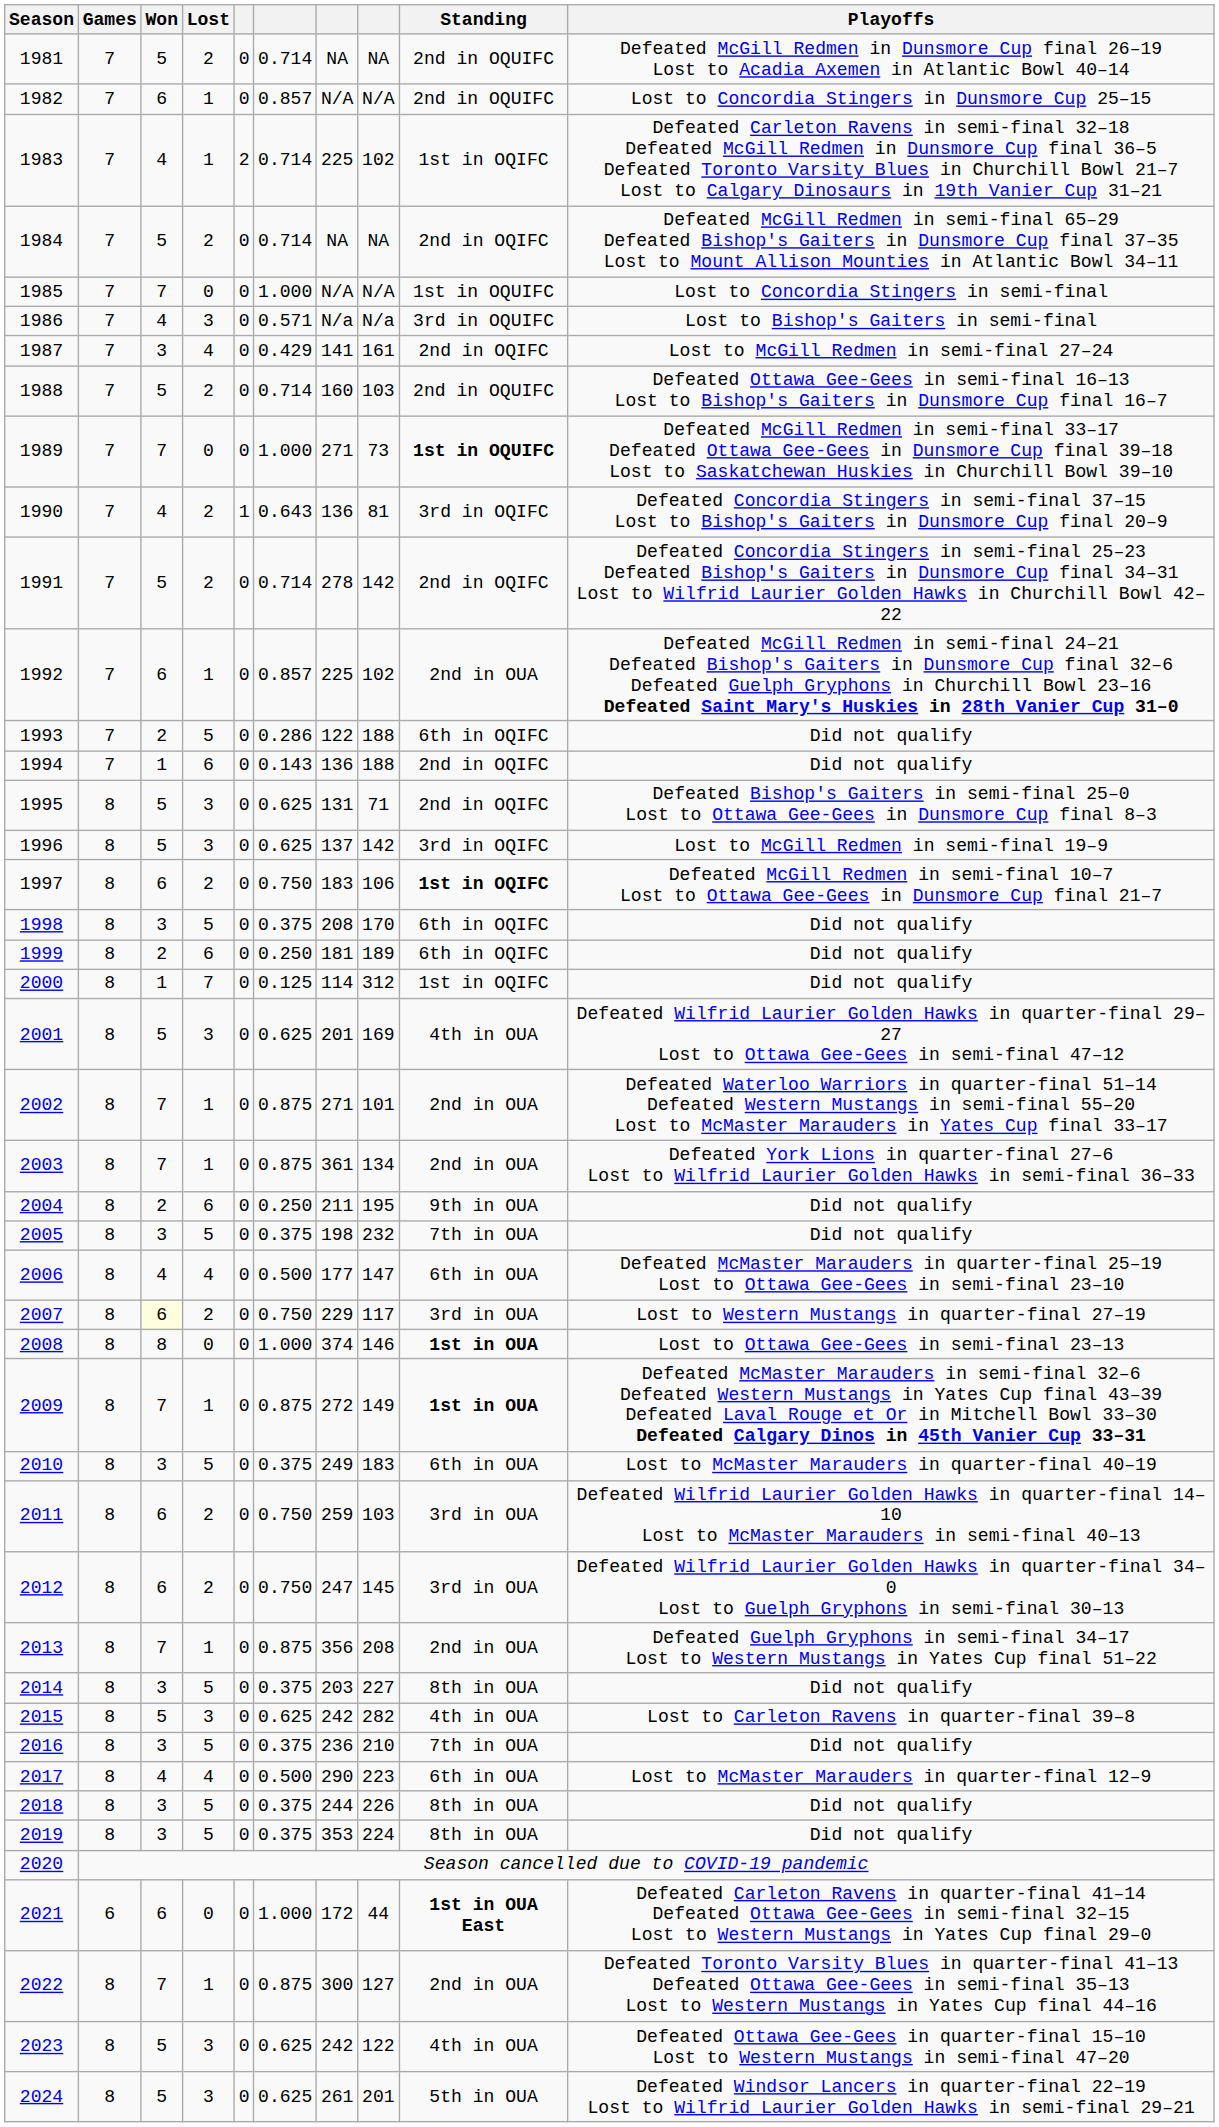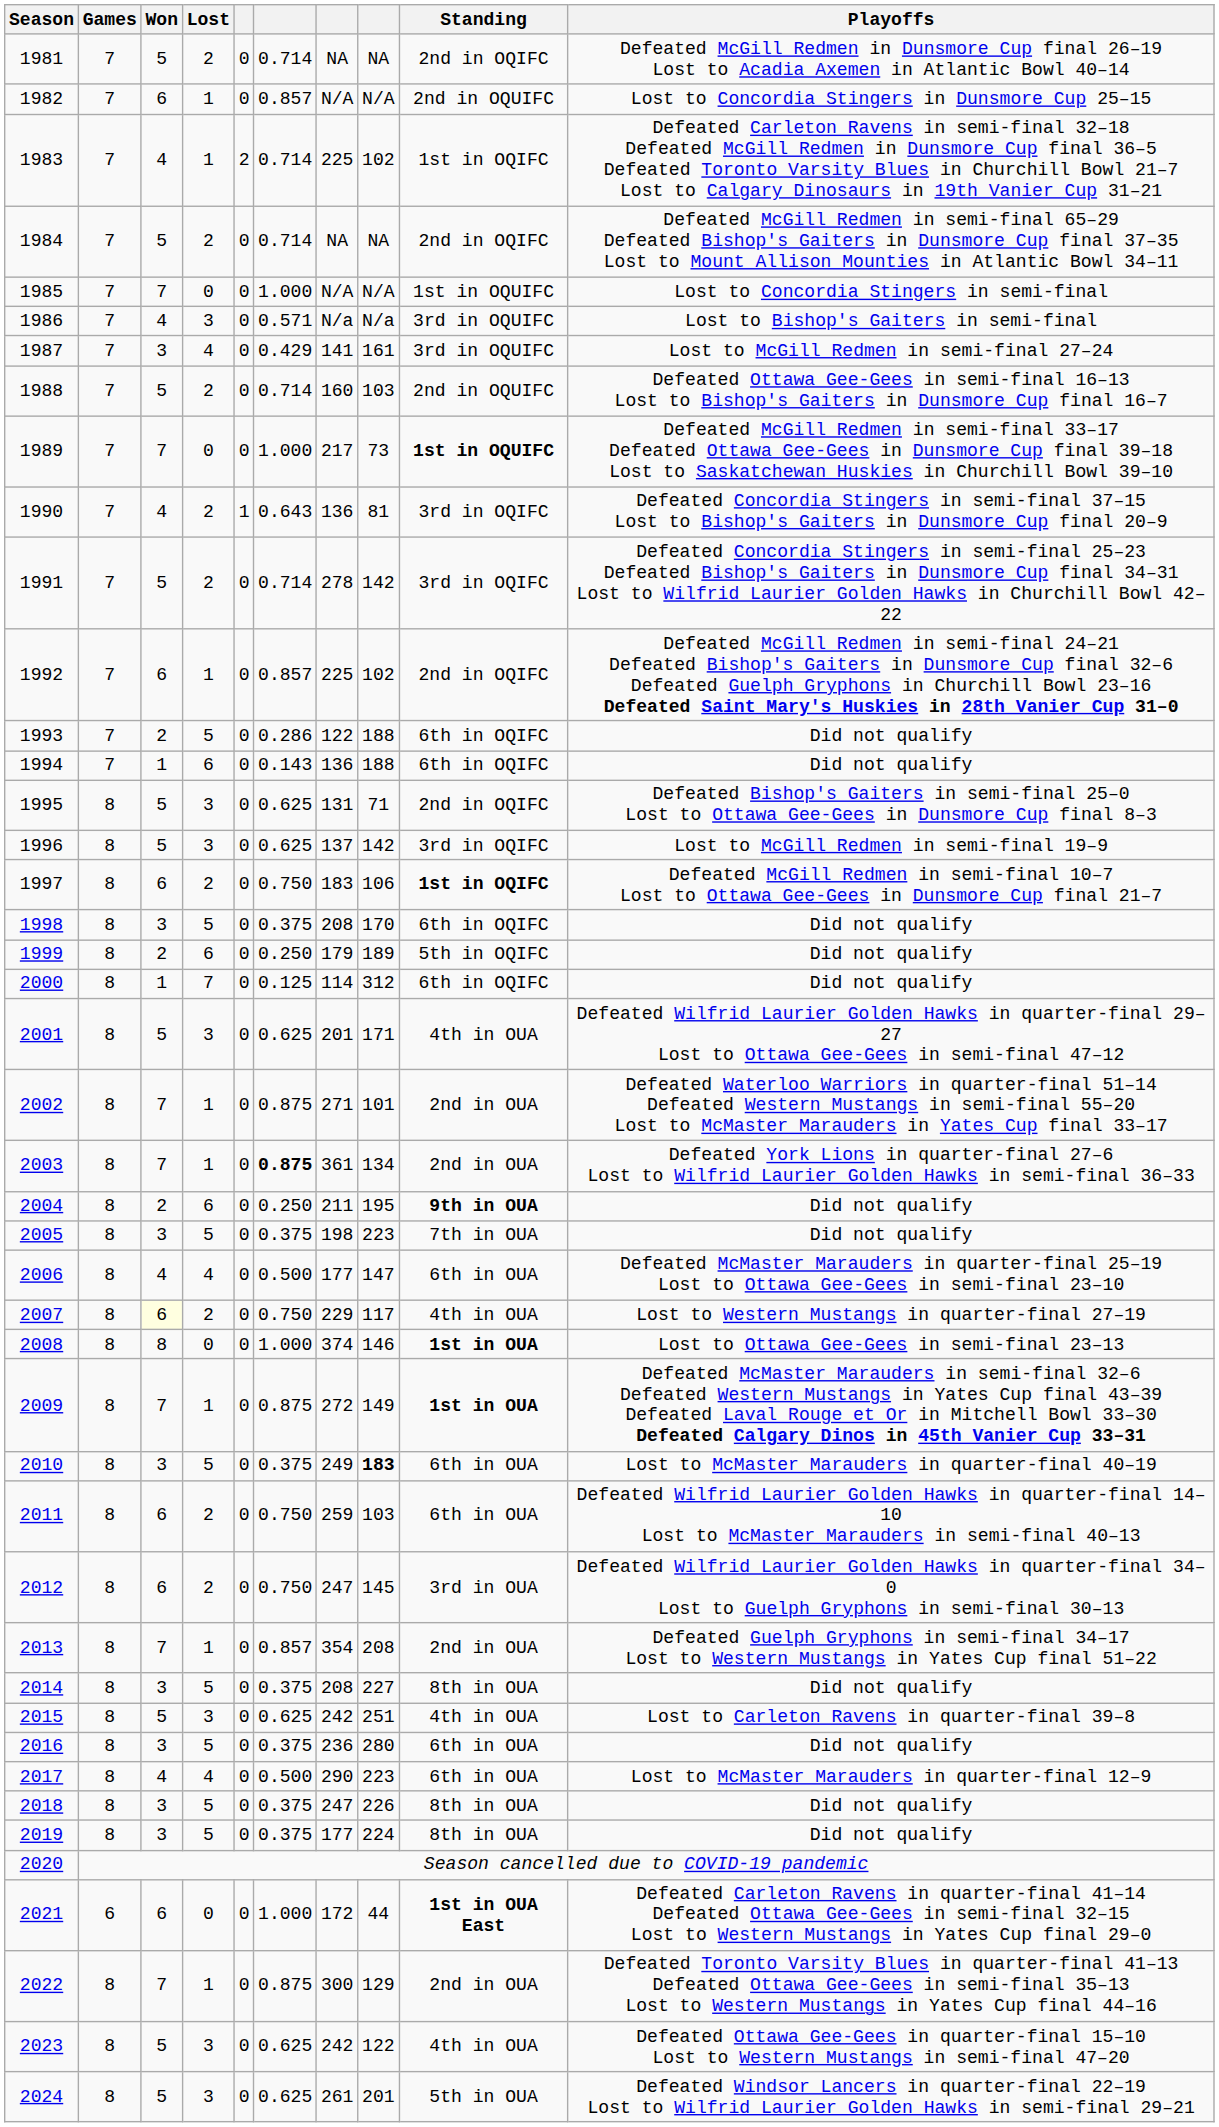(484, 59) 2nd in OQUIFC -> (484, 59) 2nd in OQIFC
(484, 351) 2nd in OQIFC -> (484, 351) 3rd in OQUIFC
(337, 451) 271 -> (337, 451) 217
(484, 583) 2nd in OQIFC -> (484, 583) 3rd in OQIFC
(484, 675) 2nd in OUA -> (484, 675) 2nd in OQIFC
(484, 765) 2nd in OQIFC -> (484, 765) 6th in OQIFC
(337, 954) 181 -> (337, 954) 179
(484, 954) 6th in OQIFC -> (484, 954) 5th in OQIFC
(484, 984) 1st in OQIFC -> (484, 984) 6th in OQIFC
(378, 1034) 169 -> (378, 1034) 171
(285, 1166) normal -> (285, 1166) bold
(484, 1206) normal -> (484, 1206) bold
(378, 1235) 232 -> (378, 1235) 223
(484, 1315) 3rd in OUA -> (484, 1315) 4th in OUA
(378, 1466) normal -> (378, 1466) bold
(484, 1516) 3rd in OUA -> (484, 1516) 6th in OUA
(285, 1648) 0.875 -> (285, 1648) 0.857
(337, 1648) 356 -> (337, 1648) 354
(337, 1688) 203 -> (337, 1688) 208
(378, 1717) 282 -> (378, 1717) 251
(378, 1747) 210 -> (378, 1747) 280
(484, 1747) 7th in OUA -> (484, 1747) 6th in OUA
(337, 1806) 244 -> (337, 1806) 247
(337, 1835) 353 -> (337, 1835) 177
(378, 1986) 127 -> (378, 1986) 129
